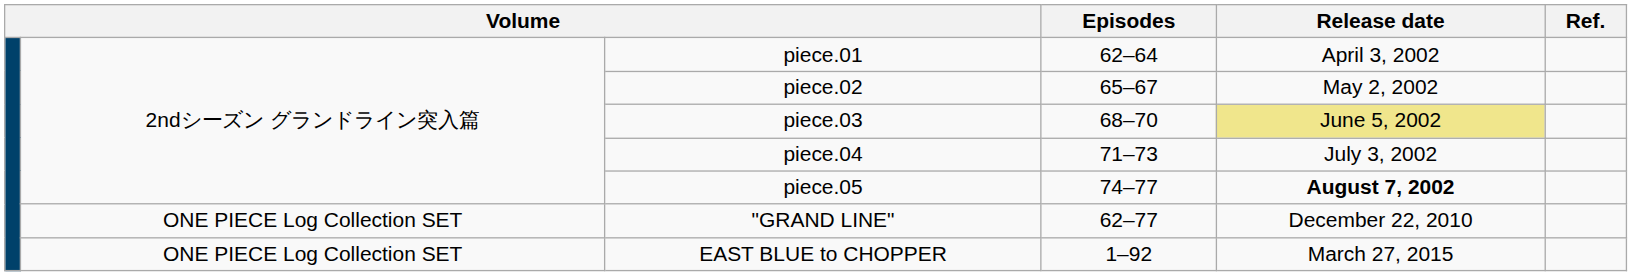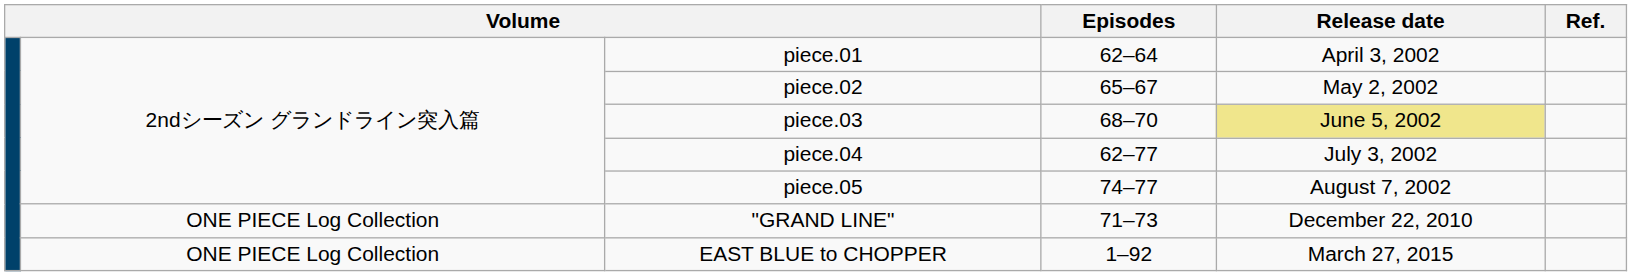(1129, 154) 71–73 -> (1129, 154) 62–77
(1381, 187) bold -> (1381, 187) normal
(313, 220) ONE PIECE Log Collection SET -> (313, 220) ONE PIECE Log Collection
(1129, 220) 62–77 -> (1129, 220) 71–73
(313, 253) ONE PIECE Log Collection SET -> (313, 253) ONE PIECE Log Collection
